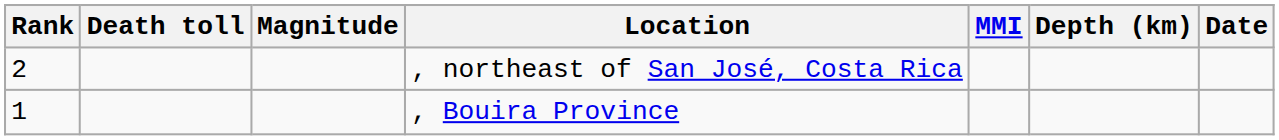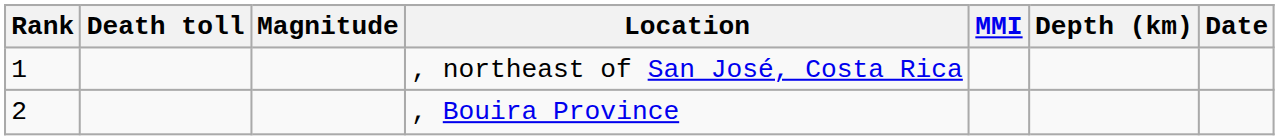(19, 69) 2 -> (19, 69) 1
(19, 112) 1 -> (19, 112) 2
